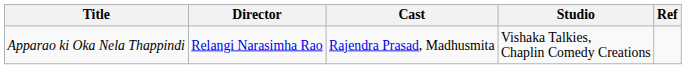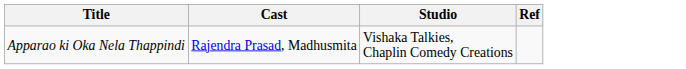- column: (257, 15)
